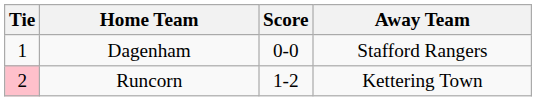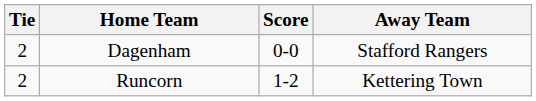(22, 50) 1 -> (22, 50) 2
(22, 80) pink background -> (22, 80) no background
